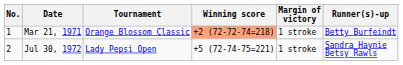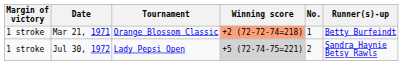columns swapped: (13, 16) <-> (300, 16)
(234, 50) no background -> (263, 50) lightgrey background
